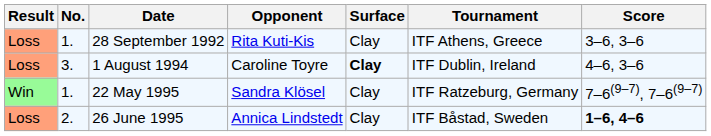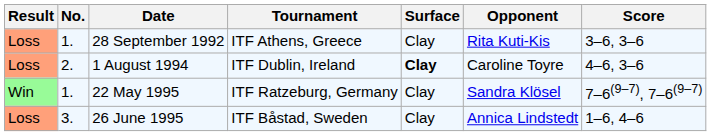columns swapped: (495, 16) <-> (287, 16)
(67, 65) 3. -> (67, 65) 2.
(67, 118) 2. -> (67, 118) 3.
(615, 118) bold -> (615, 118) normal
